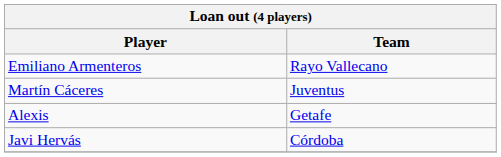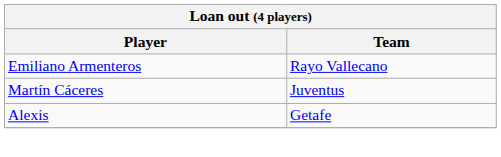- row: (44, 139)
